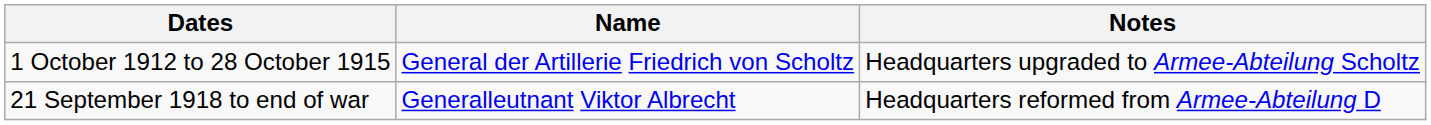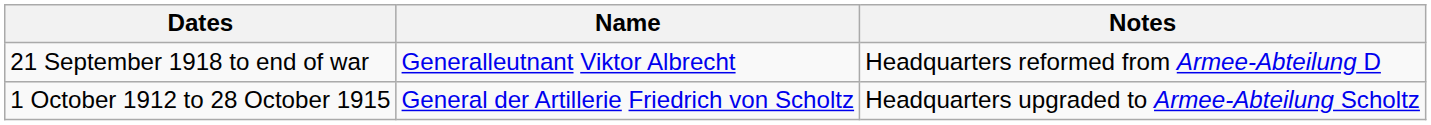rows swapped: (200, 61) <-> (190, 100)
